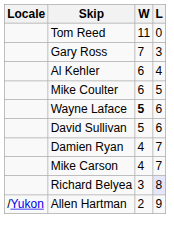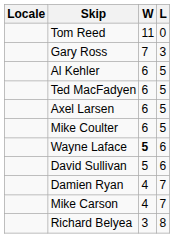(159, 71) 4 -> (163, 71) 5
+ row: (93, 90)
+ row: (82, 109)
(159, 185) lavender background -> (163, 223) no background
- row: (89, 204)
